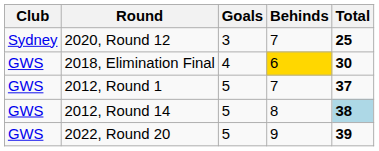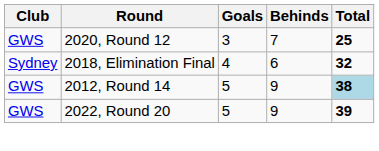(33, 39) Sydney -> (26, 39) GWS
(26, 63) GWS -> (33, 63) Sydney
(274, 63) gold background -> (274, 63) no background
(344, 63) 30 -> (344, 63) 32
- row: (113, 87)
(274, 110) 8 -> (274, 87) 9
